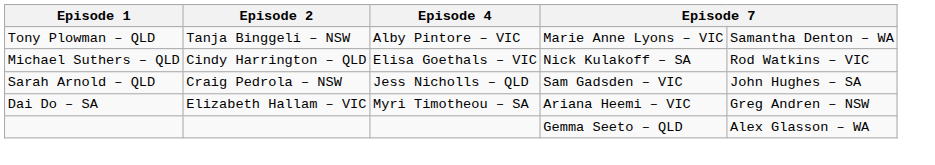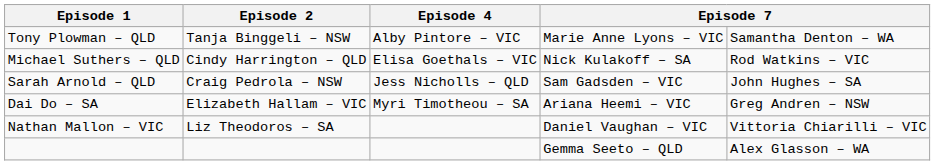+ row: (86, 127)
